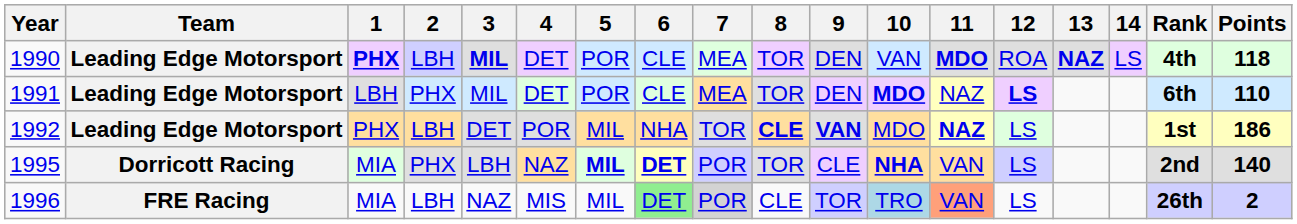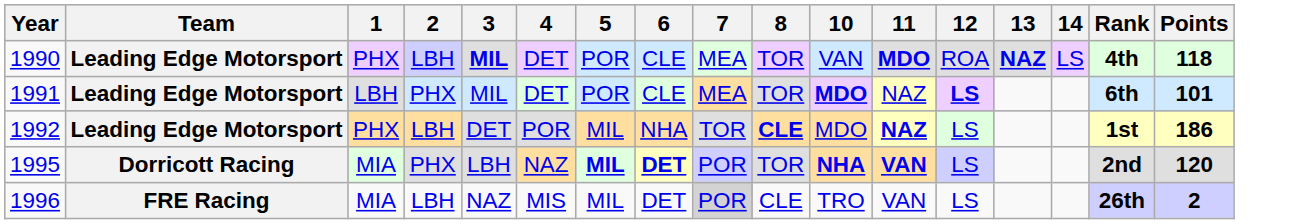- column: (839, 23)
(376, 58) bold -> (376, 58) normal
(1252, 94) 110 -> (1194, 94) 101
(962, 165) normal -> (904, 165) bold
(1252, 165) 140 -> (1194, 165) 120
(664, 200) lightgreen background -> (664, 200) no background
(899, 200) lightblue background -> (841, 200) no background
(962, 200) lightsalmon background -> (904, 200) no background
